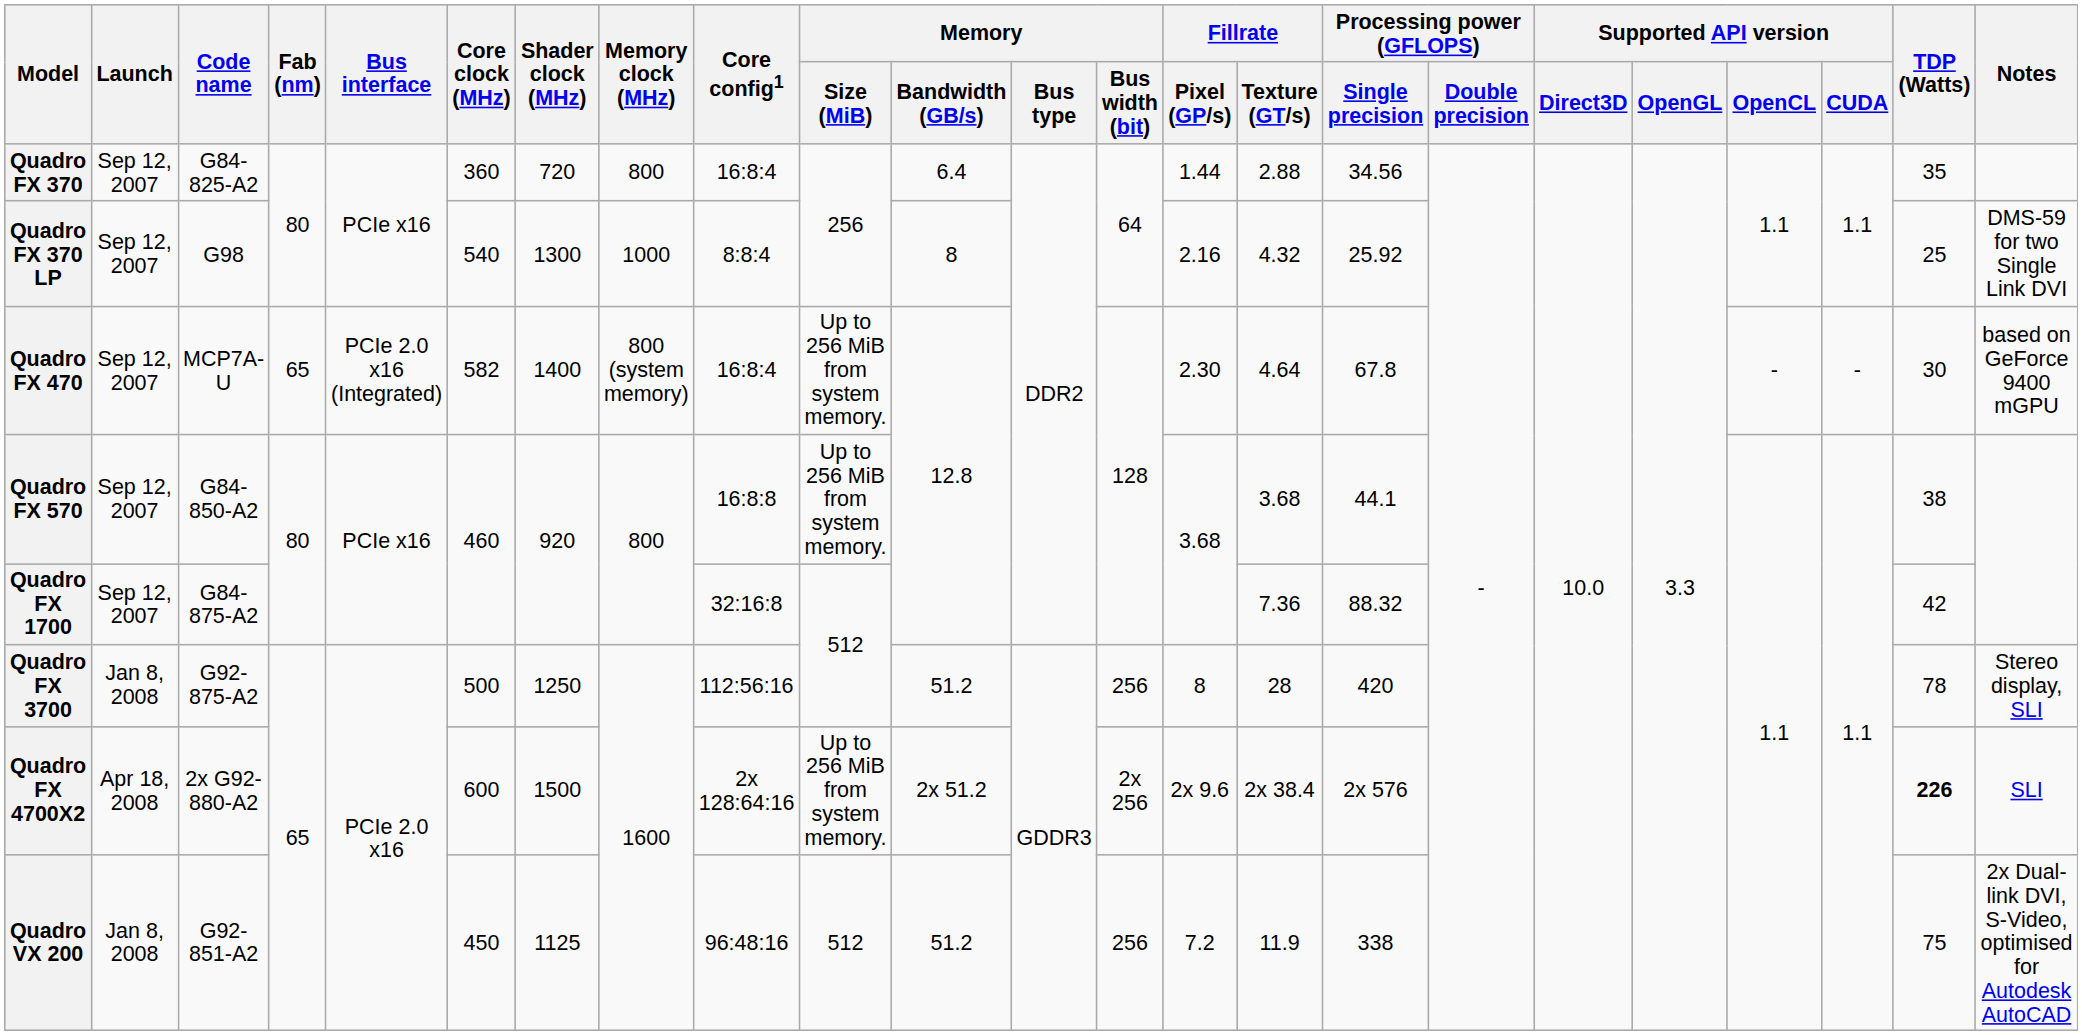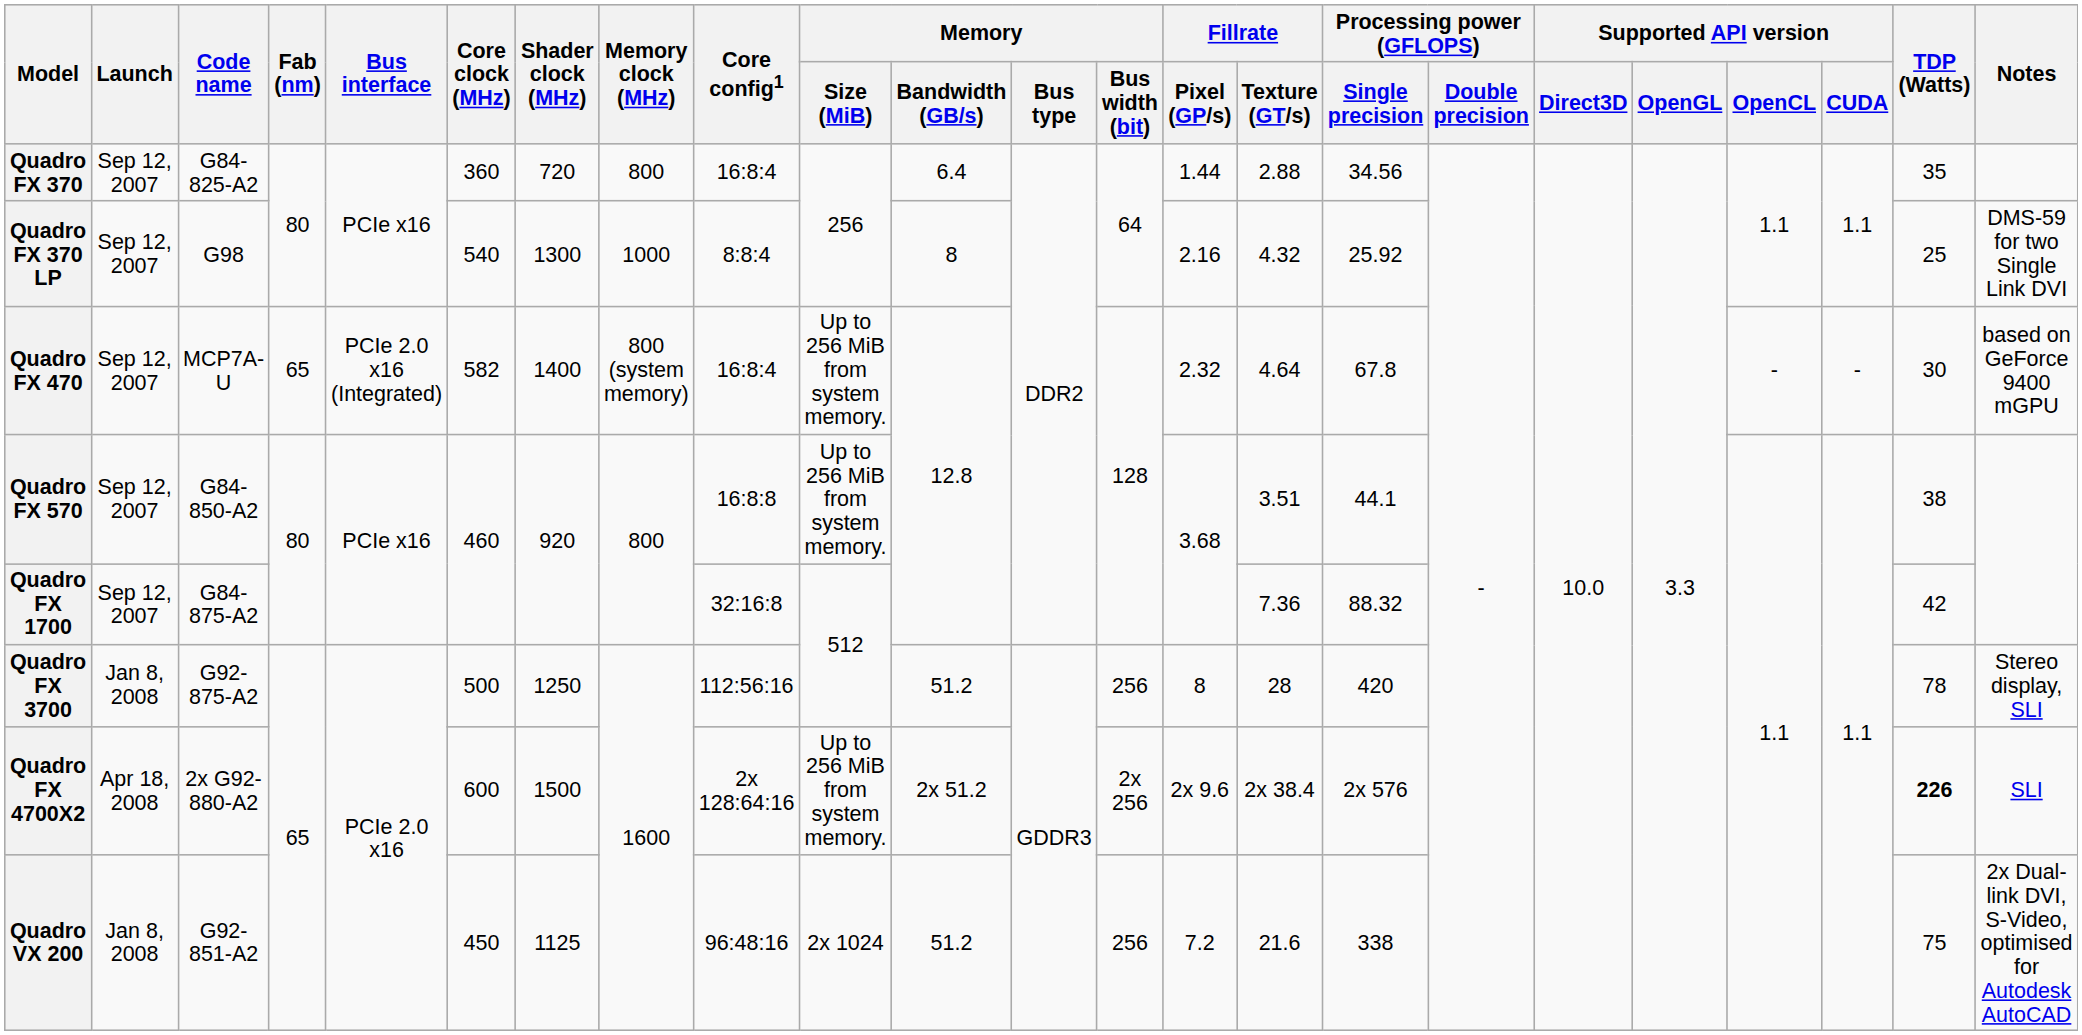(1200, 370) 2.30 -> (1200, 370) 2.32
(1280, 499) 3.68 -> (1280, 499) 3.51
(845, 942) 512 -> (845, 942) 2x 1024
(1280, 942) 11.9 -> (1280, 942) 21.6
